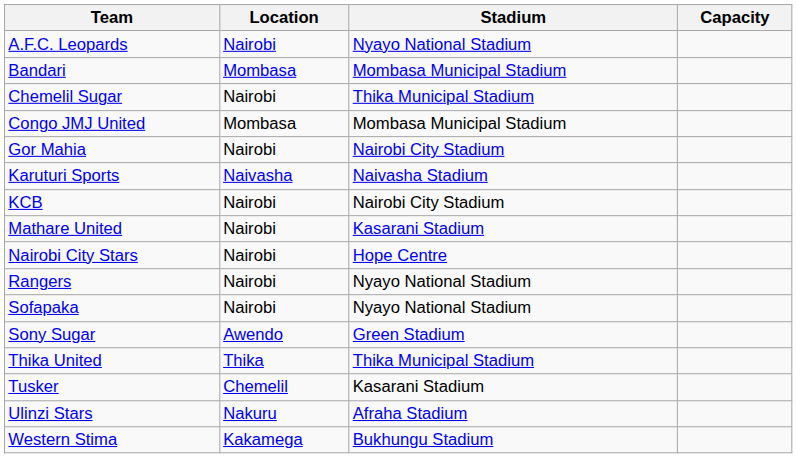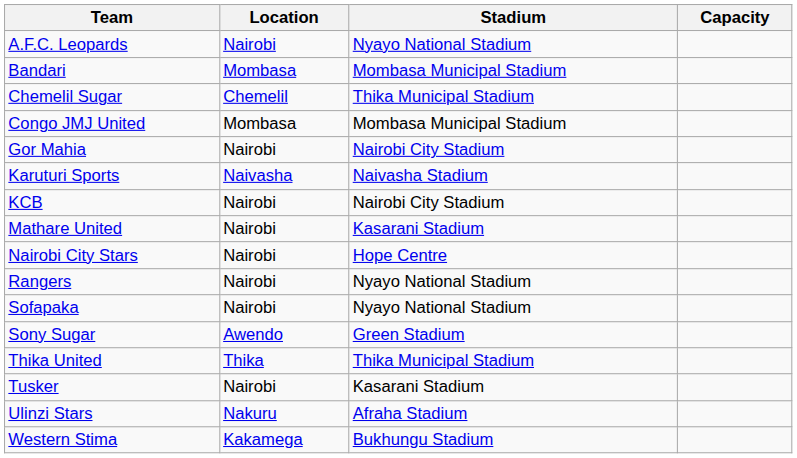(249, 96) Nairobi -> (256, 96) Chemelil
(256, 387) Chemelil -> (249, 387) Nairobi
